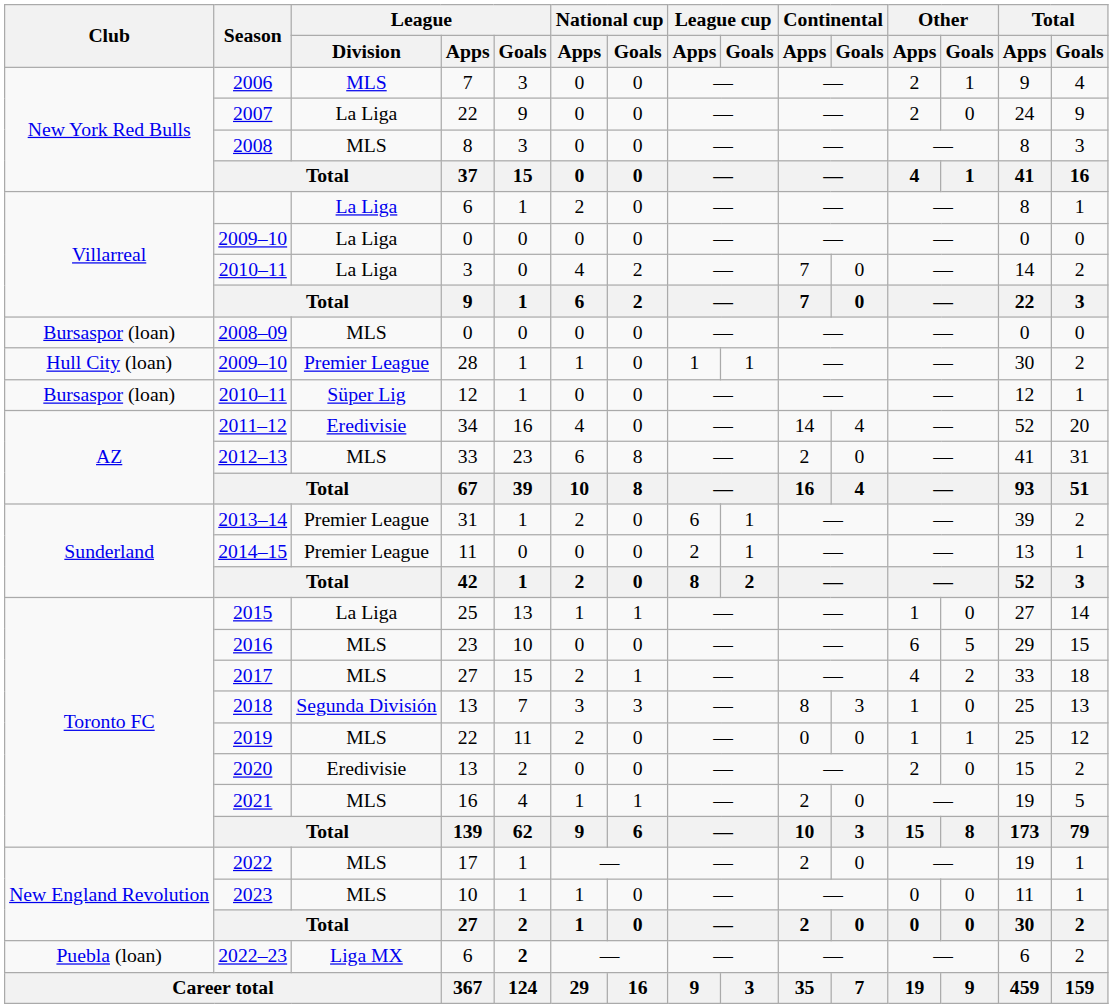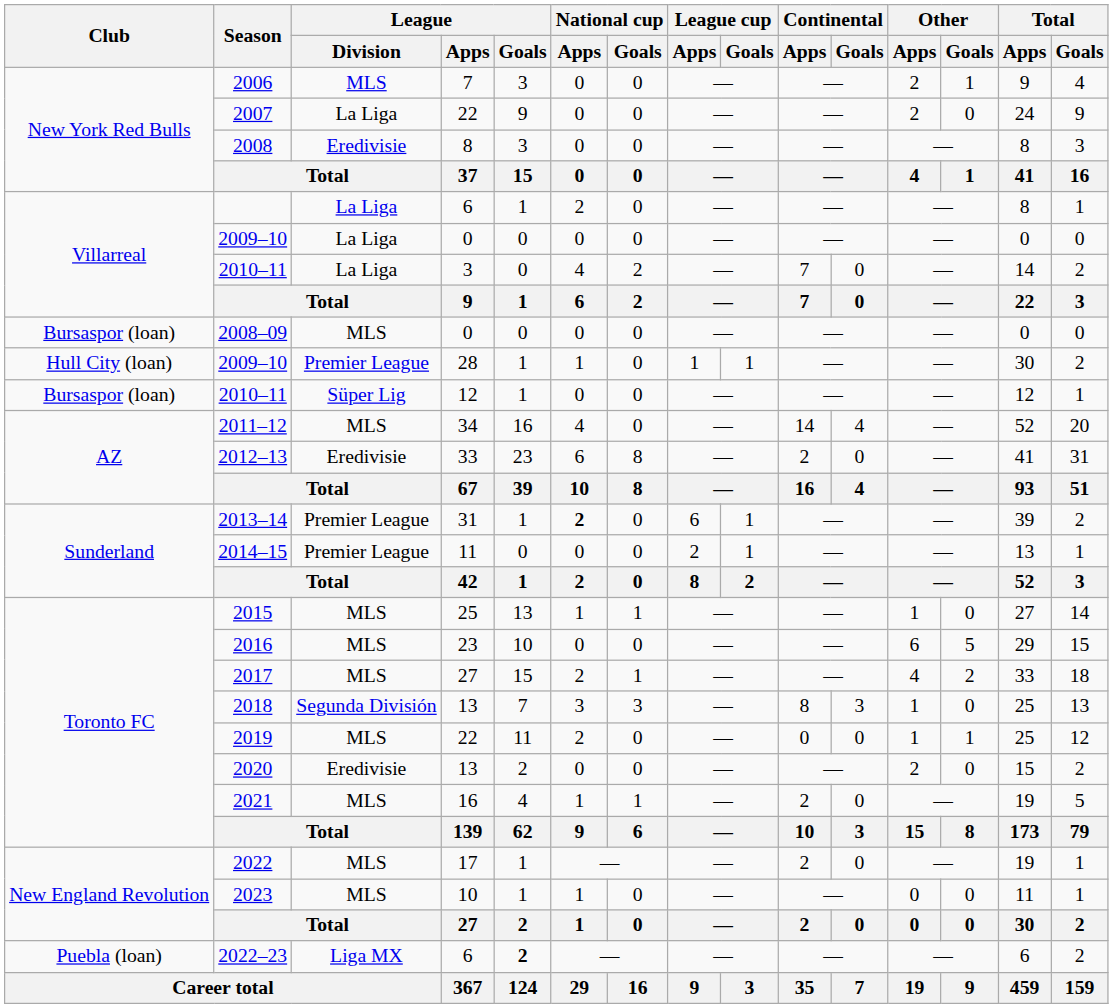(366, 144) MLS -> (366, 144) Eredivisie
(366, 425) Eredivisie -> (366, 425) MLS
(366, 457) MLS -> (366, 457) Eredivisie
(579, 519) normal -> (579, 519) bold
(366, 613) La Liga -> (366, 613) MLS
